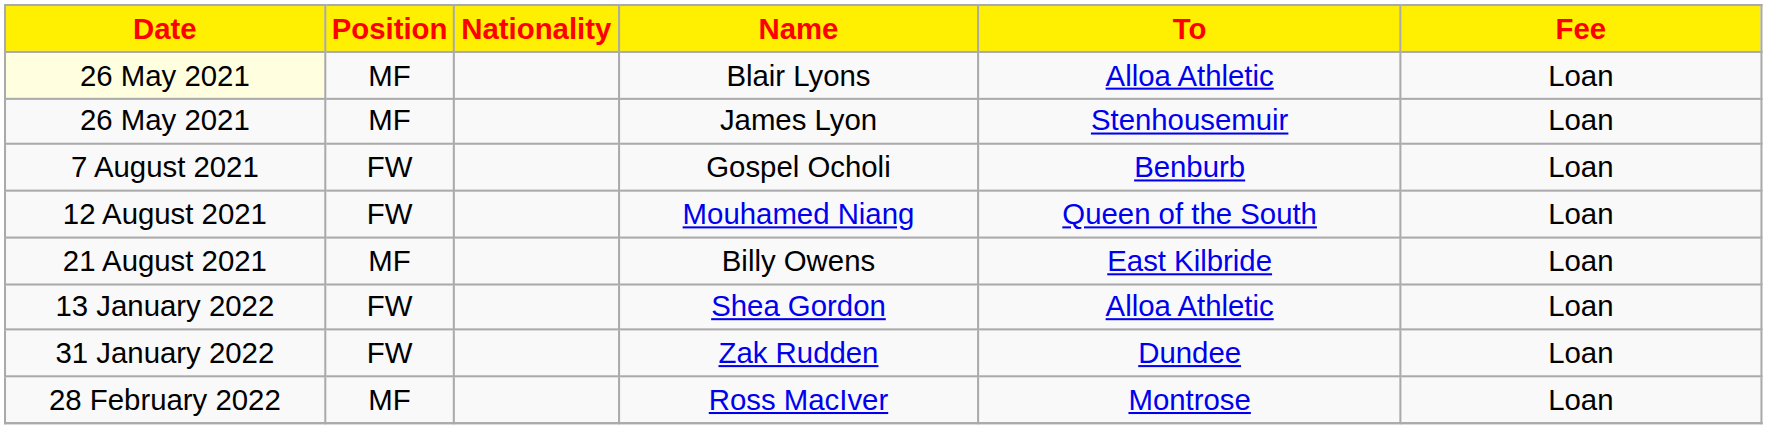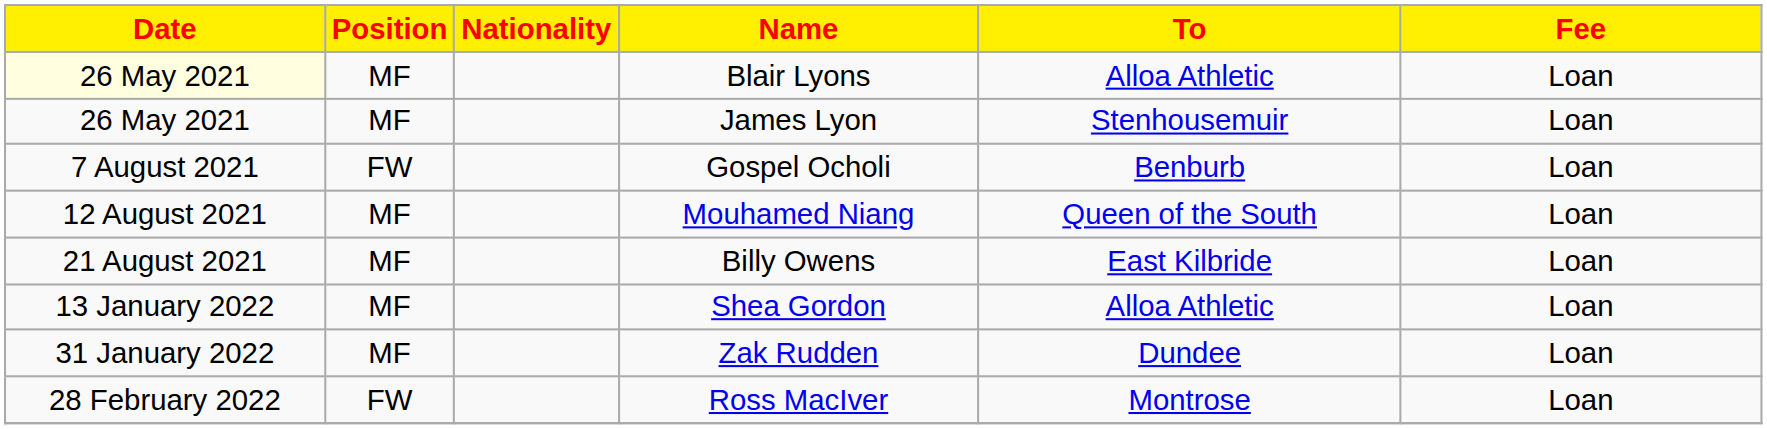(390, 214) FW -> (390, 214) MF
(390, 307) FW -> (390, 307) MF
(390, 353) FW -> (390, 353) MF
(390, 400) MF -> (390, 400) FW
